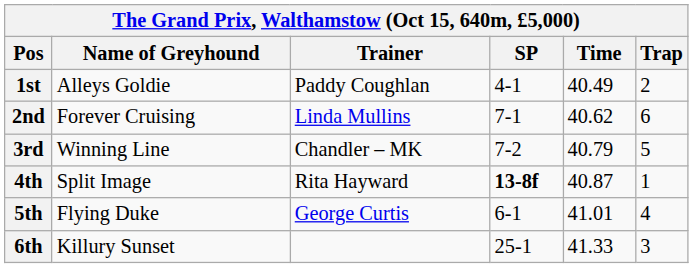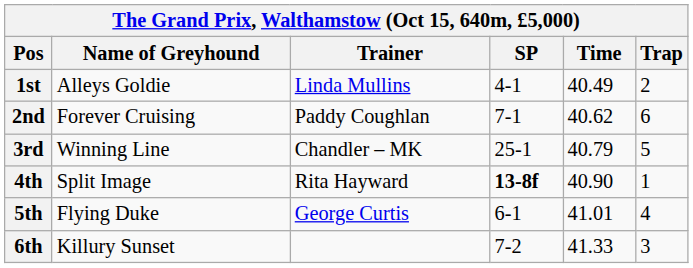(362, 85) Paddy Coughlan -> (353, 85) Linda Mullins
(353, 117) Linda Mullins -> (362, 117) Paddy Coughlan
(508, 149) 7-2 -> (513, 149) 25-1
(590, 181) 40.87 -> (590, 181) 40.90
(513, 246) 25-1 -> (508, 246) 7-2
